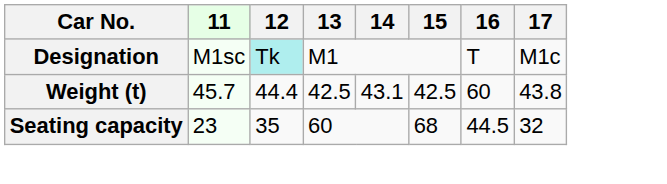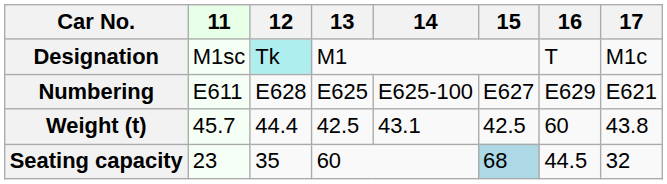+ row: (96, 91)
(426, 126) no background -> (495, 160) lightblue background
